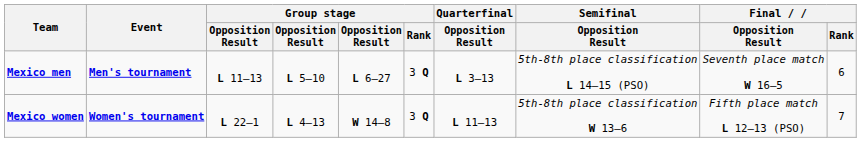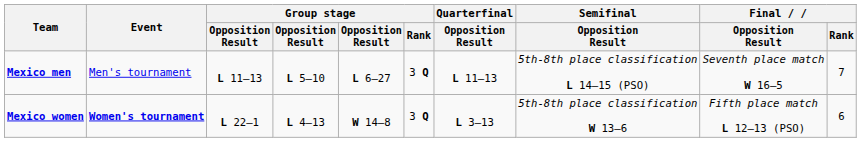(140, 72) bold -> (140, 72) normal
(475, 79) L 3–13 -> (475, 79) L 11–13
(842, 72) 6 -> (842, 72) 7
(475, 122) L 11–13 -> (475, 122) L 3–13
(842, 116) 7 -> (842, 116) 6
